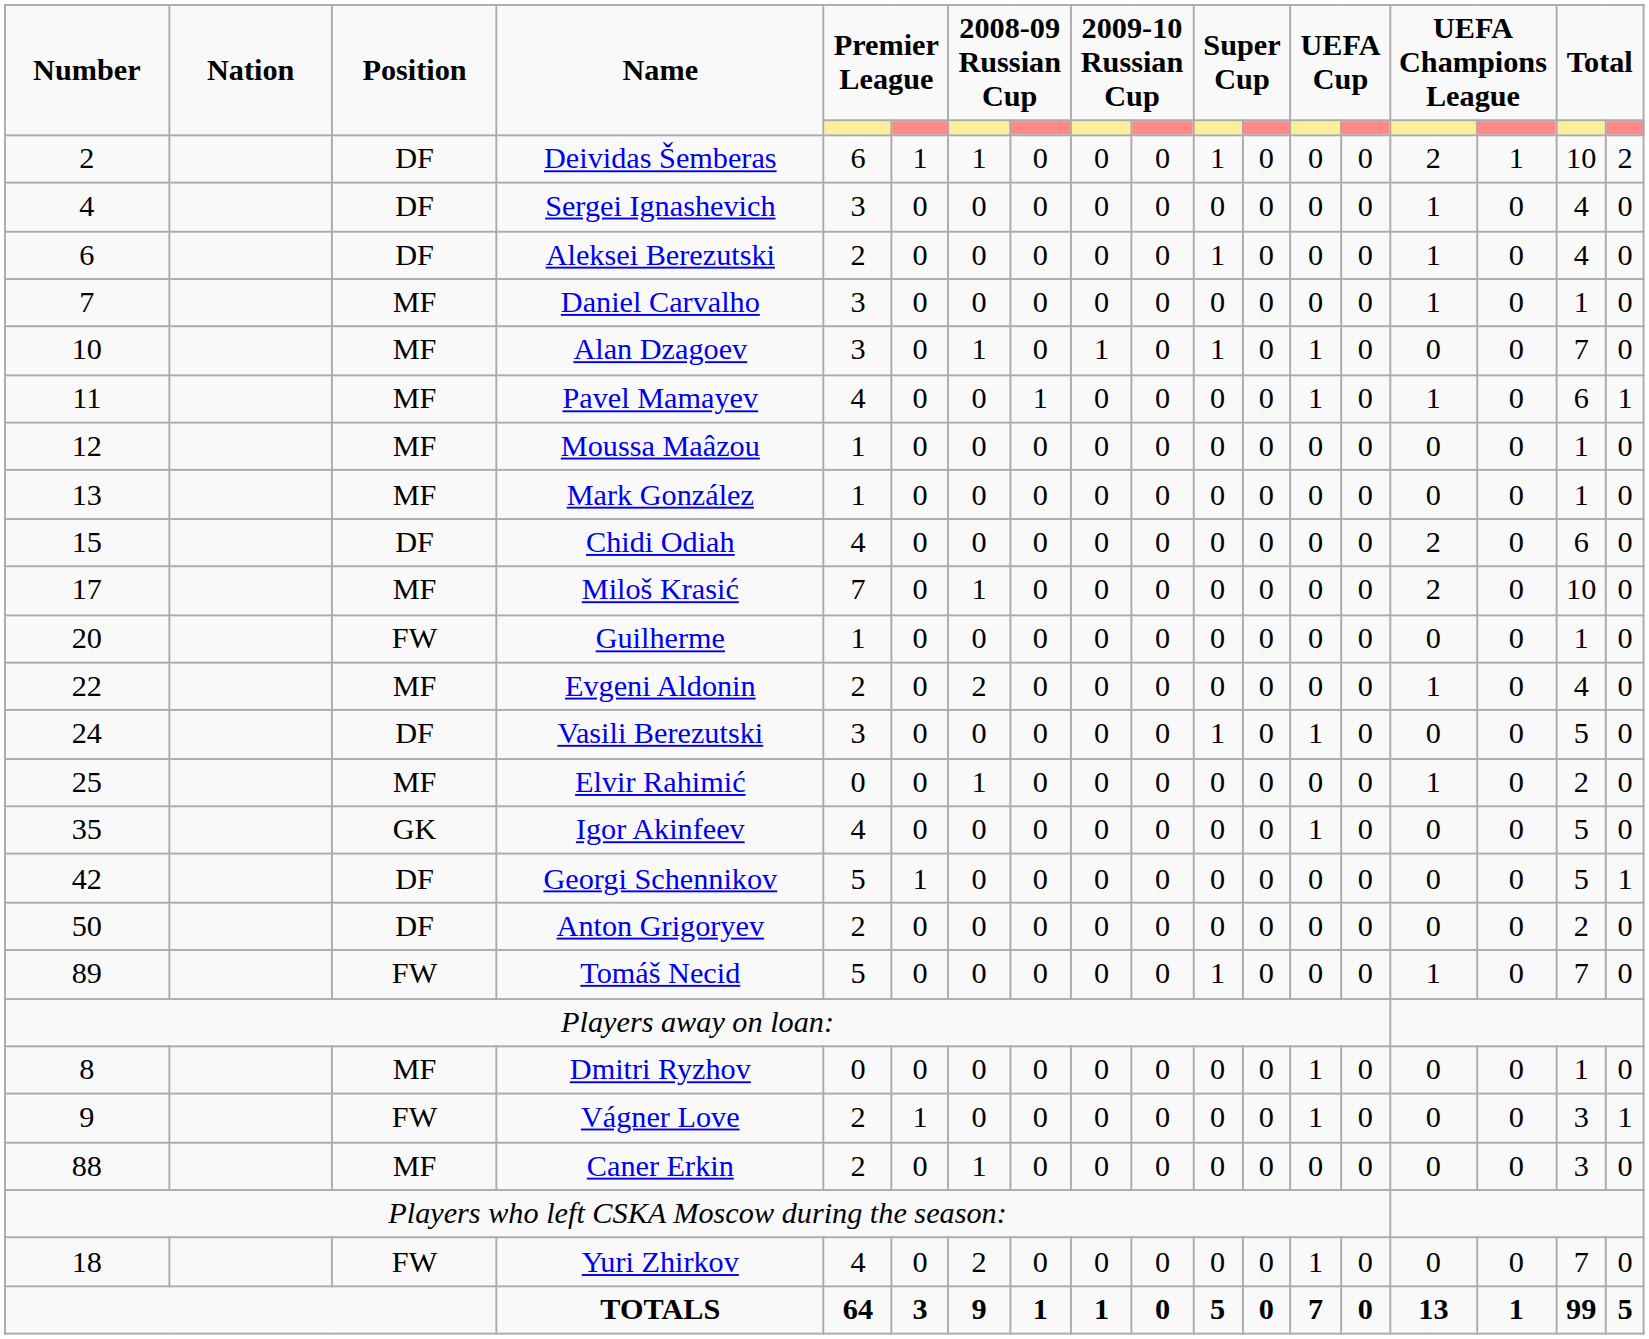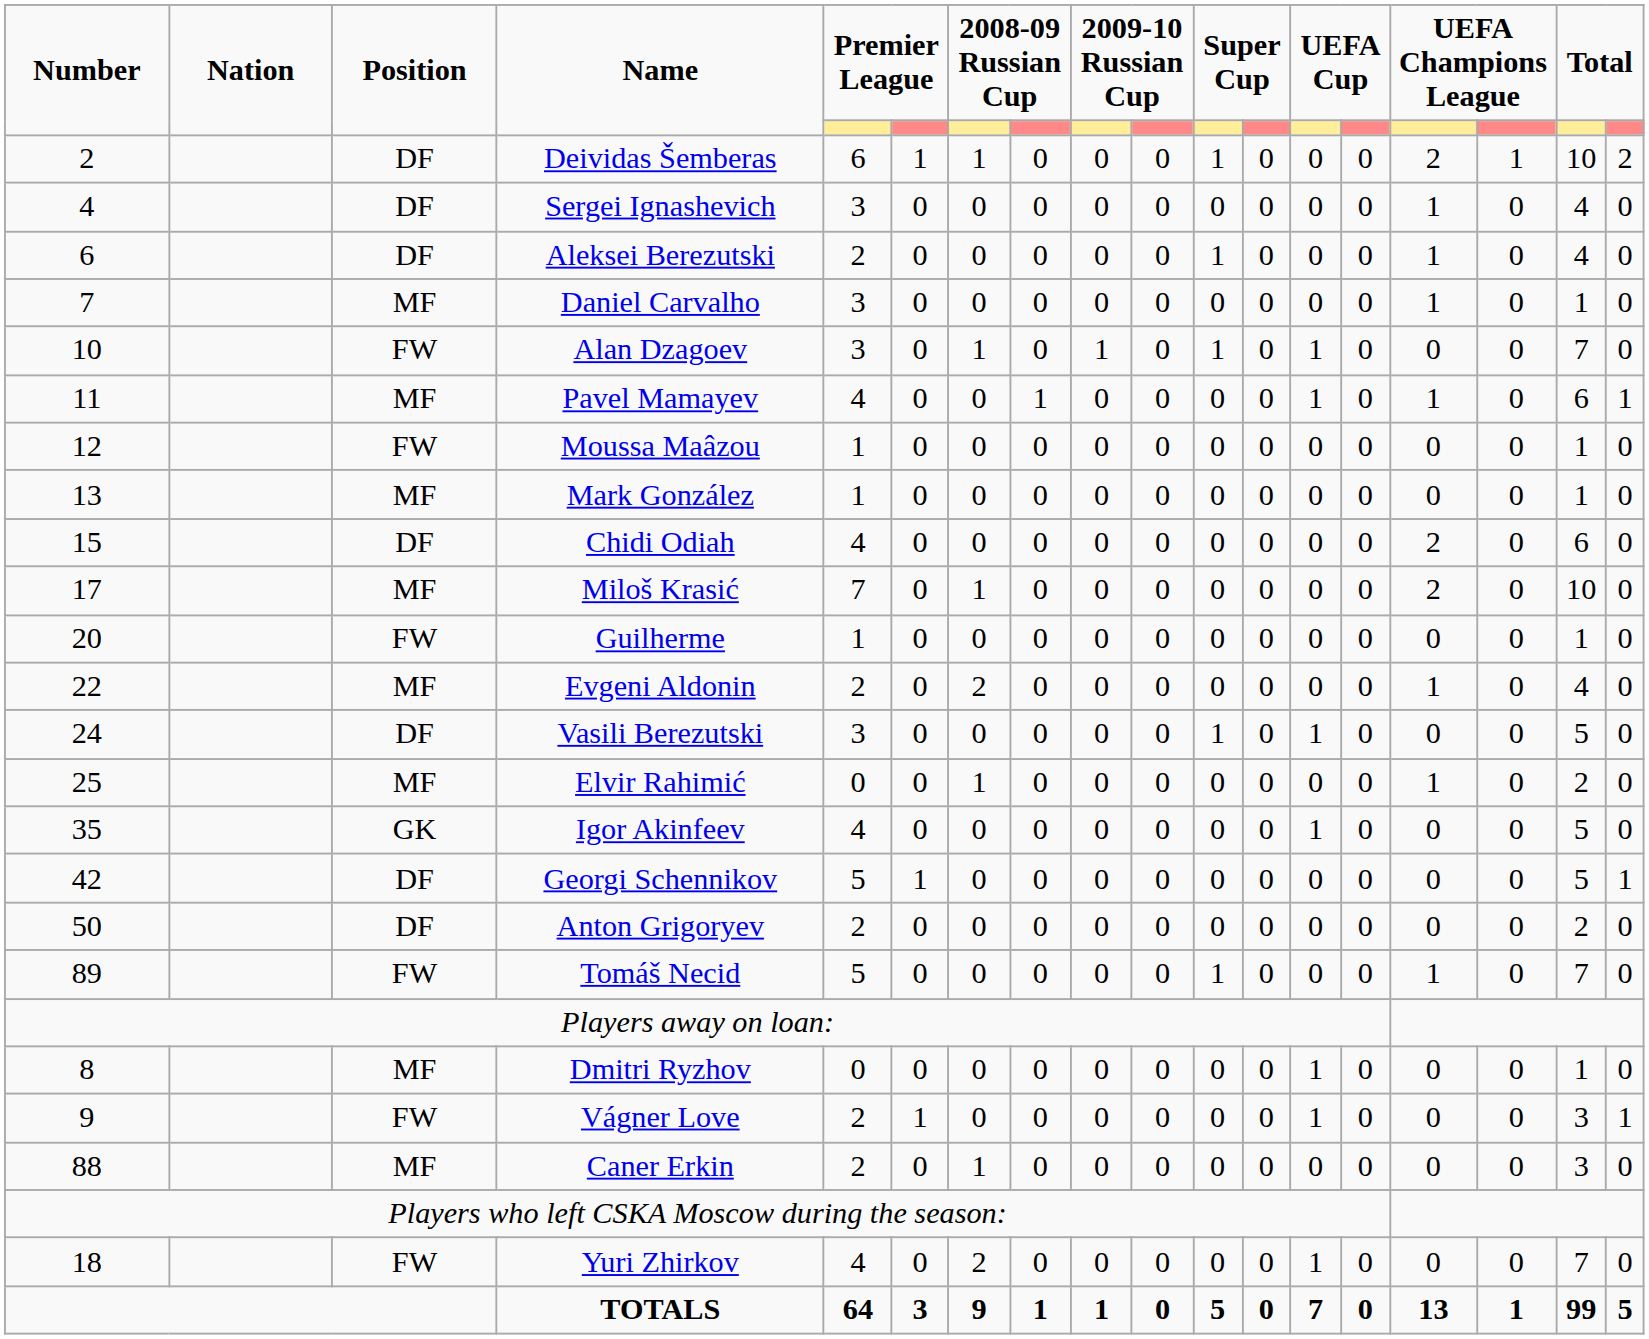(415, 350) MF -> (415, 350) FW
(415, 446) MF -> (415, 446) FW
